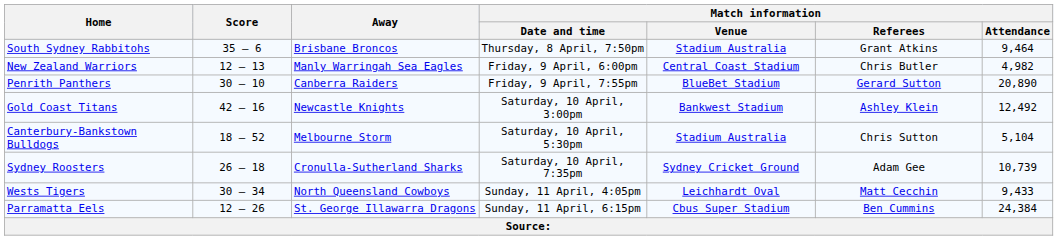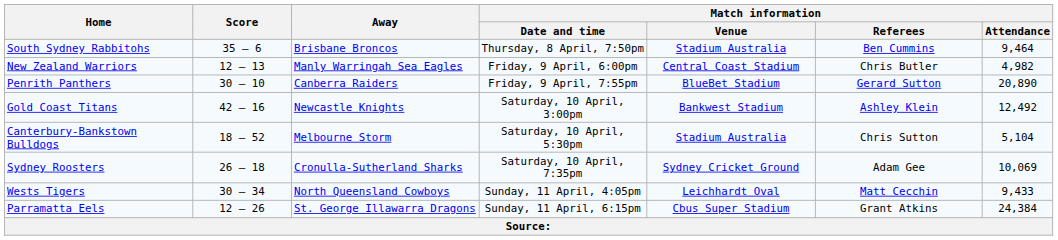(899, 48) Grant Atkins -> (899, 48) Ben Cummins
(1018, 167) 10,739 -> (1018, 167) 10,069
(899, 209) Ben Cummins -> (899, 209) Grant Atkins
